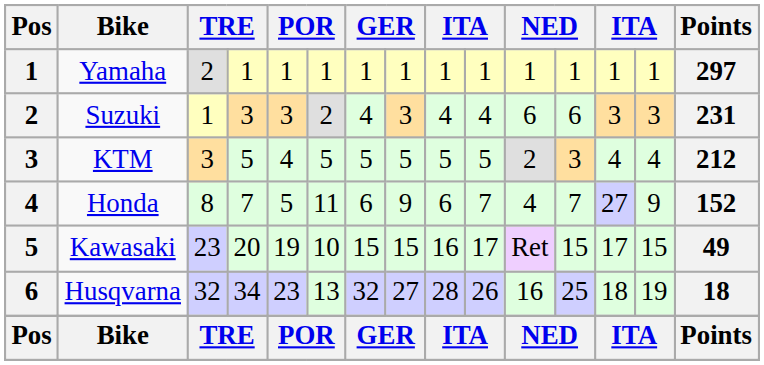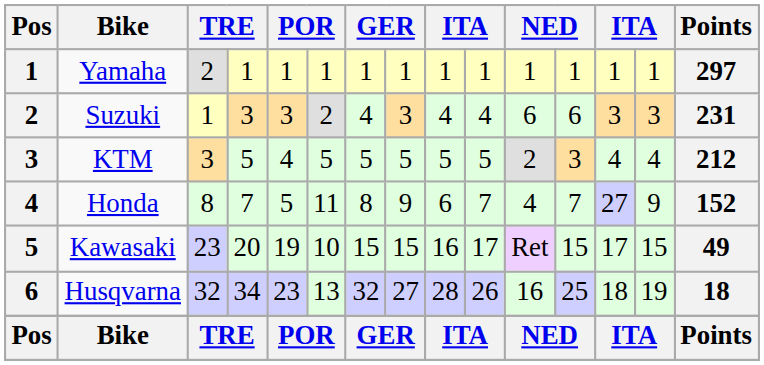(366, 203) 6 -> (366, 203) 8
